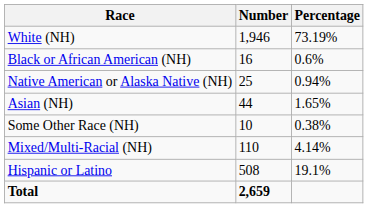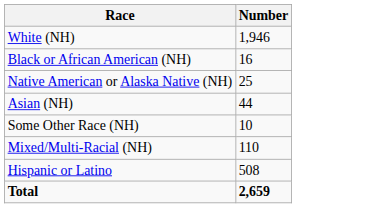- column: (327, 15)
